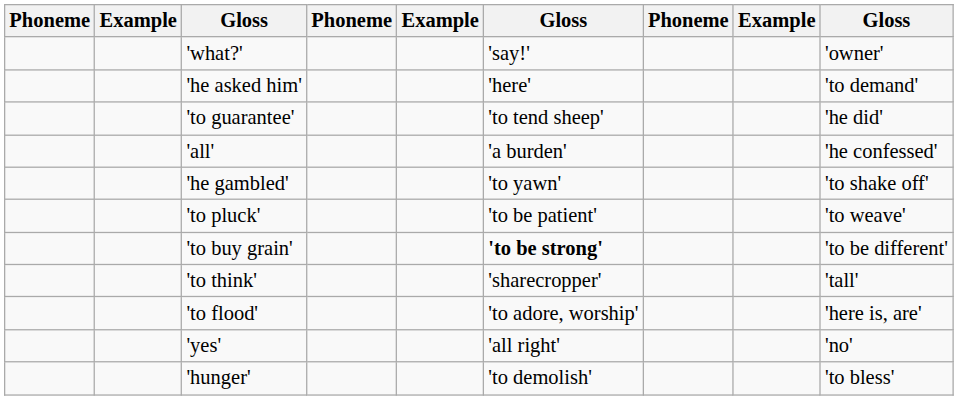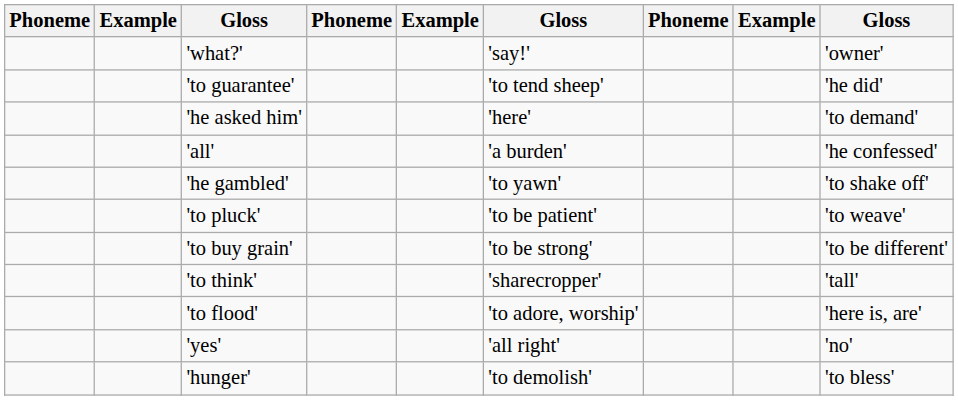rows swapped: (244, 85) <-> (240, 118)
(546, 248) bold -> (540, 248) normal
